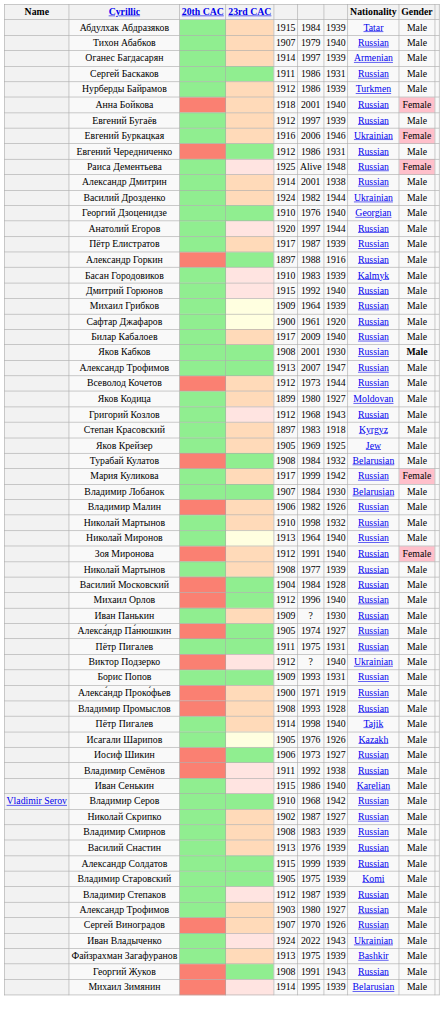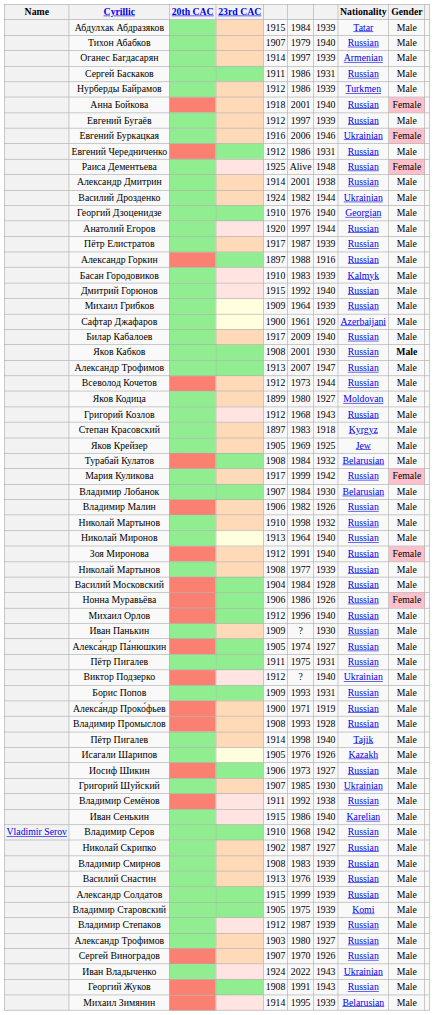(373, 321) Russian -> (363, 321) Azerbaijani
+ row: (37, 600)
+ row: (37, 786)
- row: (37, 956)
